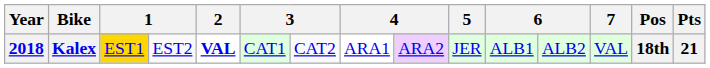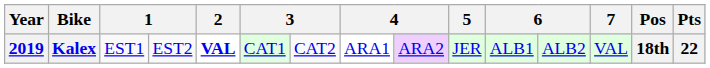(26, 48) 2018 -> (26, 48) 2019
(124, 48) gold background -> (124, 48) no background
(689, 48) 21 -> (689, 48) 22
